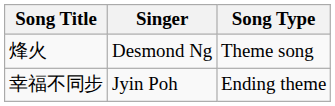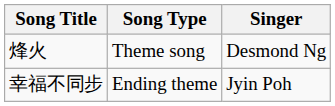columns swapped: (274, 19) <-> (162, 19)
